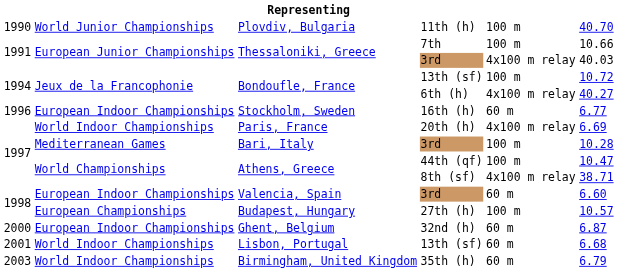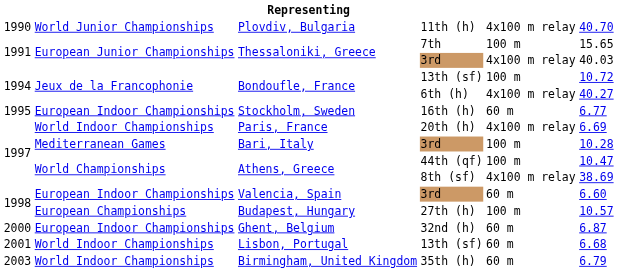(503, 27) 100 m -> (531, 27) 4x100 m relay
(596, 44) 10.66 -> (596, 44) 15.65
(17, 111) 1996 -> (17, 111) 1995
(596, 177) 38.71 -> (596, 177) 38.69
